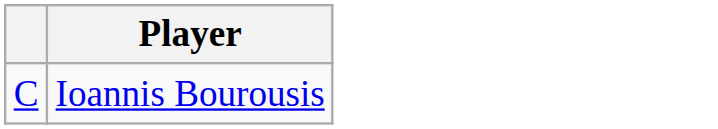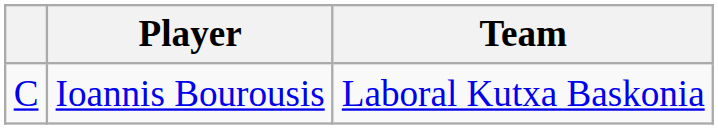+ column: (523, 33)
